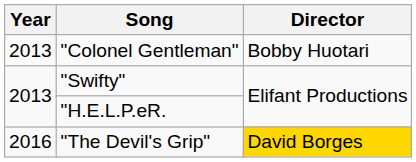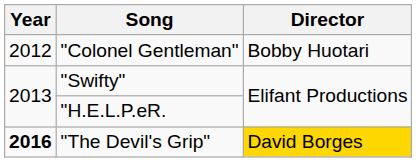(30, 50) 2013 -> (30, 50) 2012
(30, 141) normal -> (30, 141) bold
